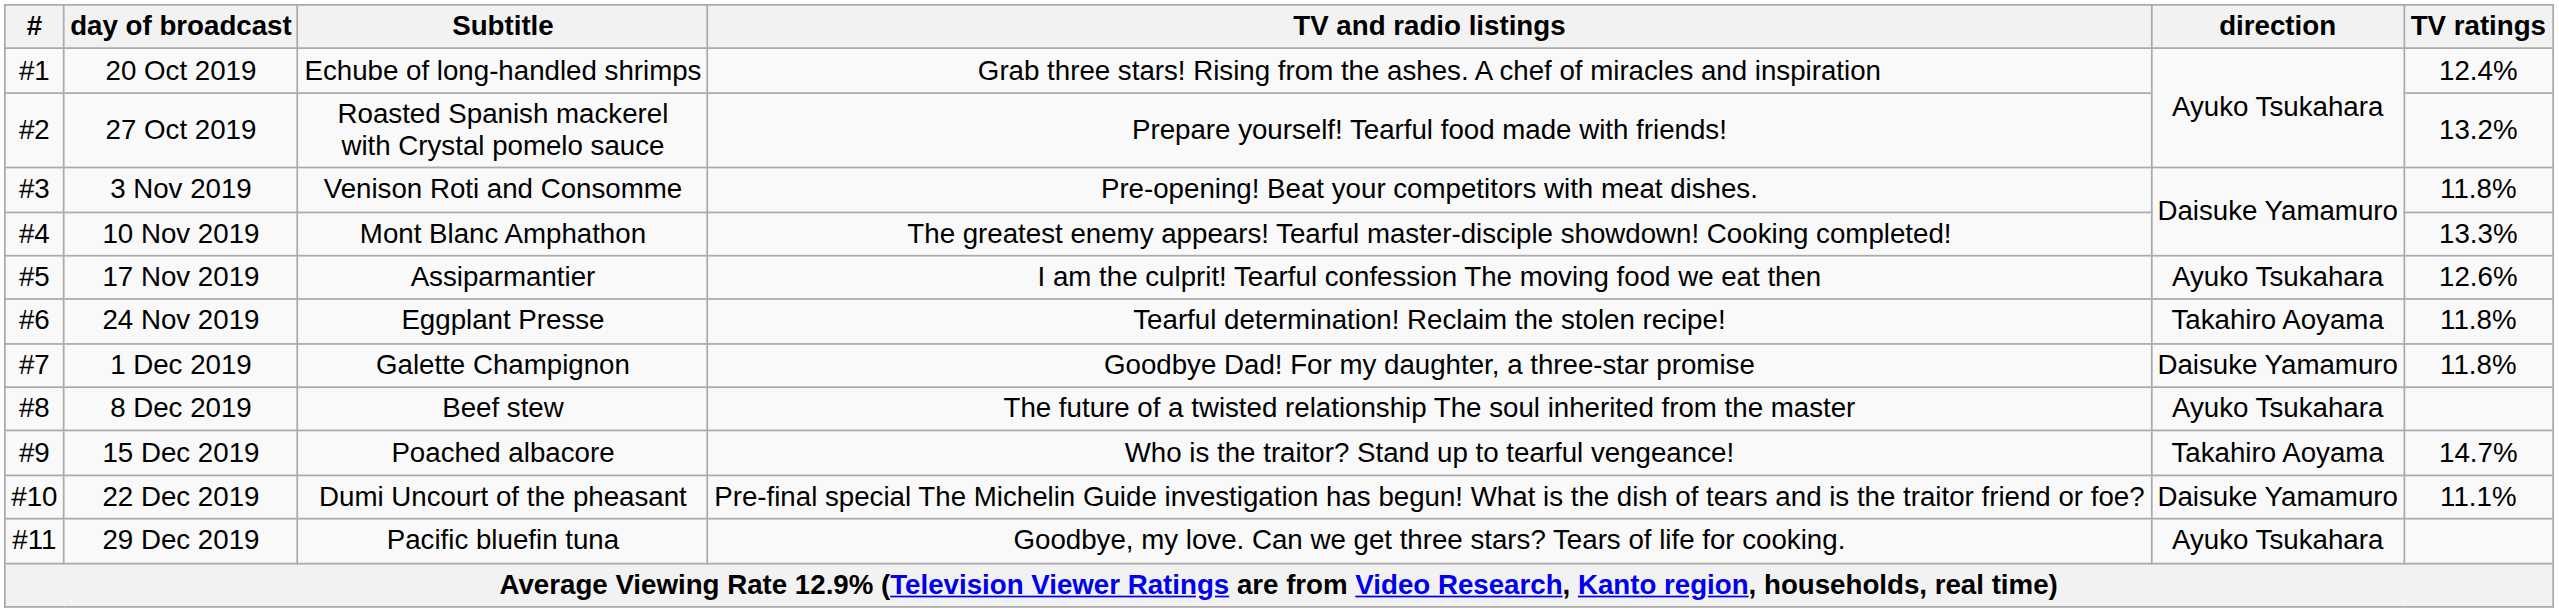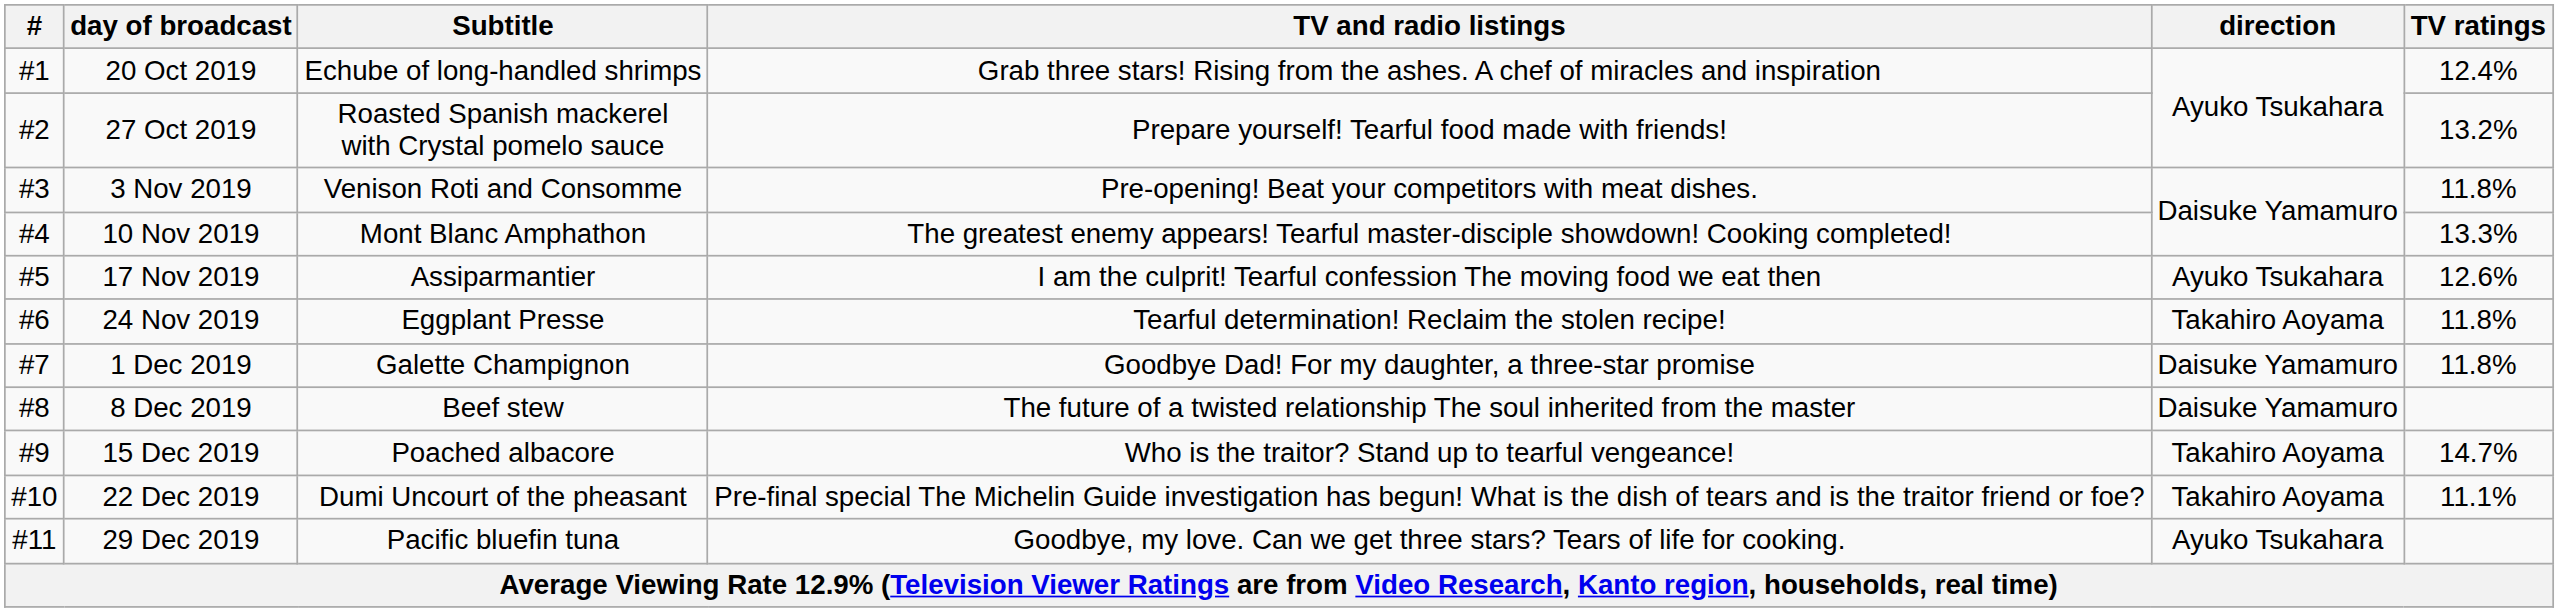(2278, 408) Ayuko Tsukahara -> (2278, 408) Daisuke Yamamuro
(2278, 496) Daisuke Yamamuro -> (2278, 496) Takahiro Aoyama
